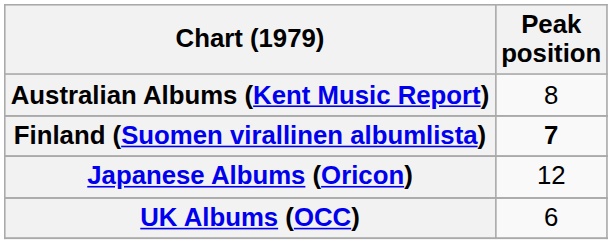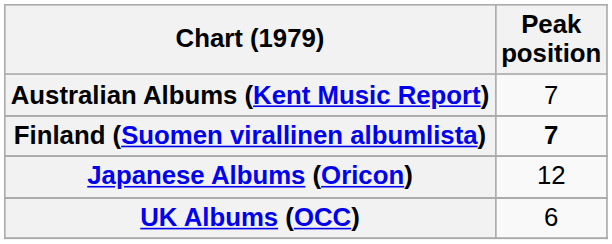(551, 94) 8 -> (551, 94) 7
